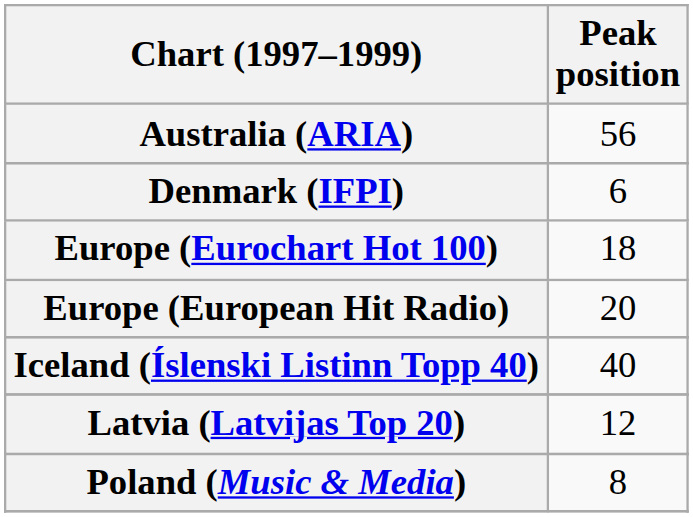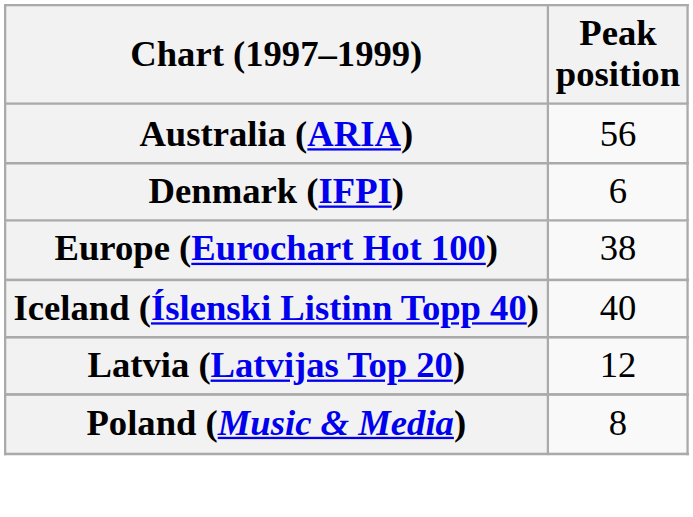(618, 249) 18 -> (618, 249) 38
- row: (276, 307)
